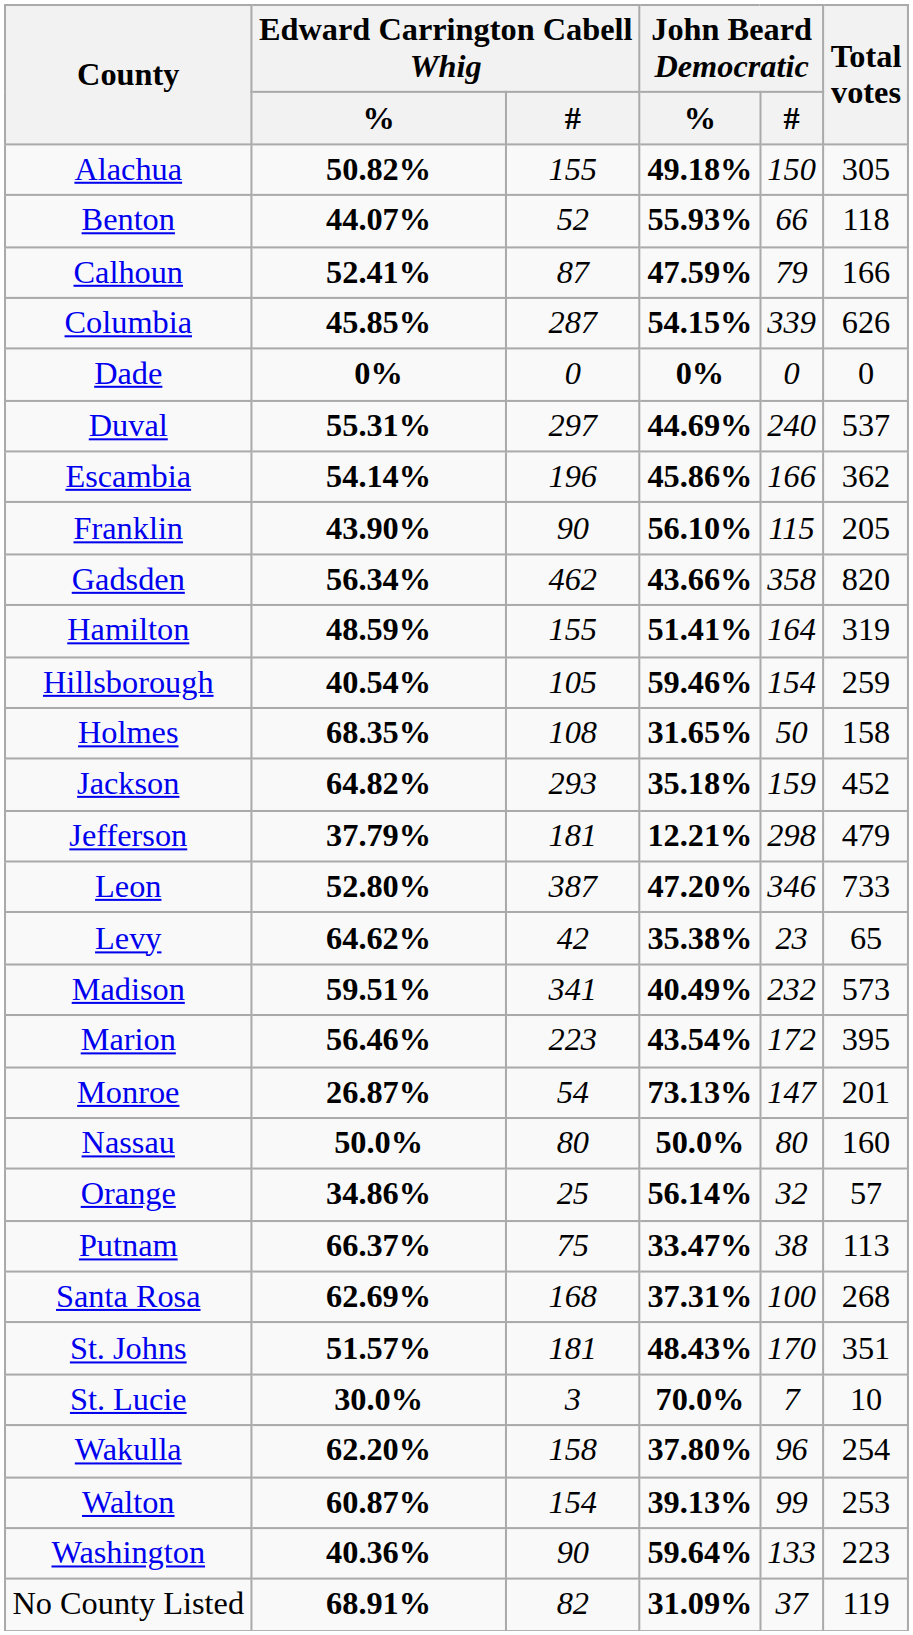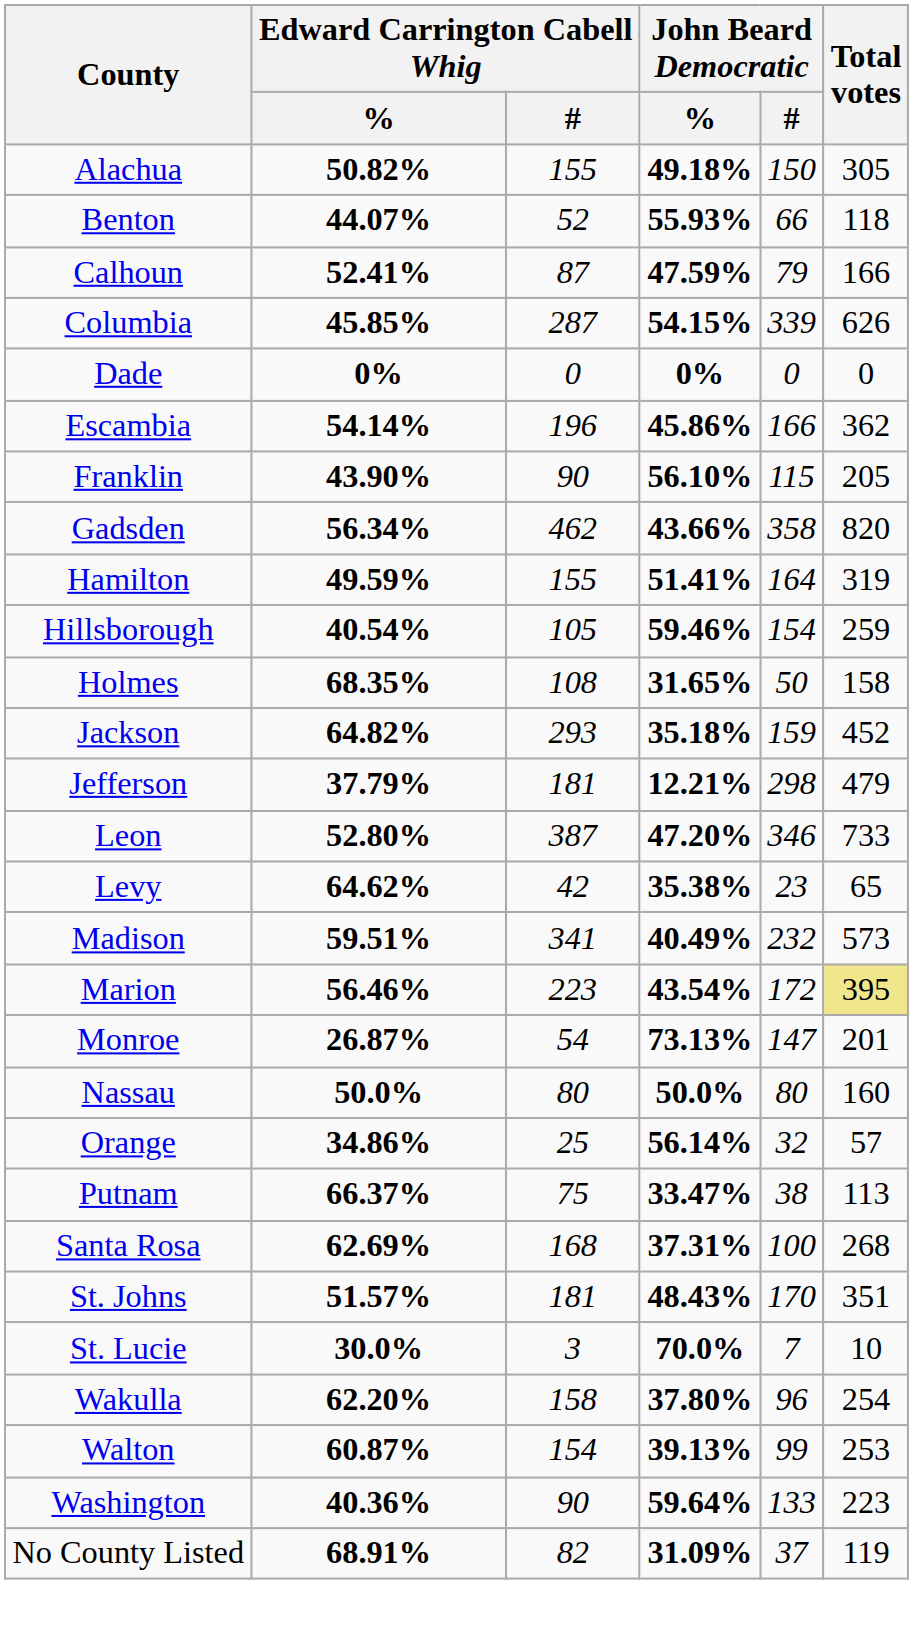- row: (128, 425)
(379, 630) 48.59% -> (379, 579) 49.59%
(866, 1040) no background -> (866, 989) khaki background
